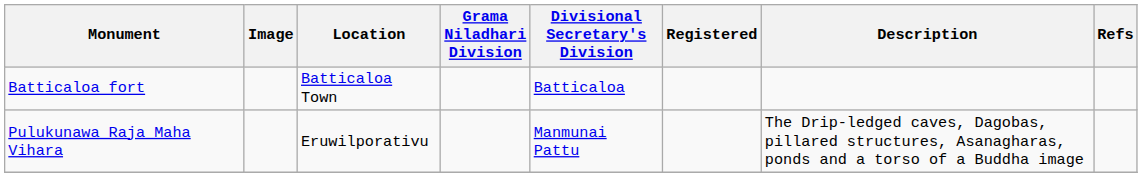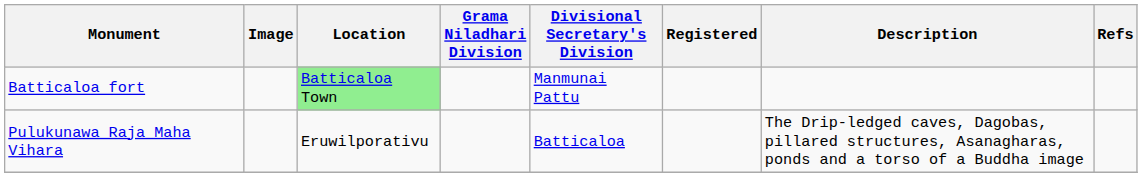(347, 88) no background -> (347, 88) lightgreen background
(579, 88) Batticaloa -> (570, 88) Manmunai Pattu
(570, 141) Manmunai Pattu -> (579, 141) Batticaloa
